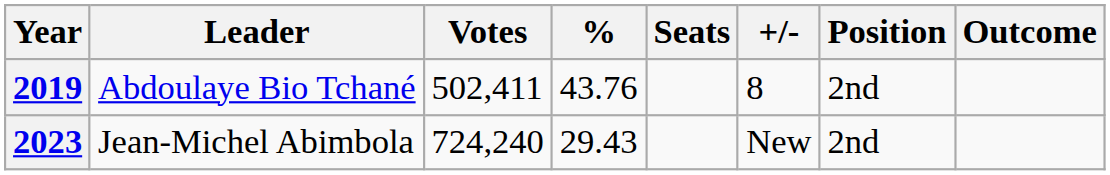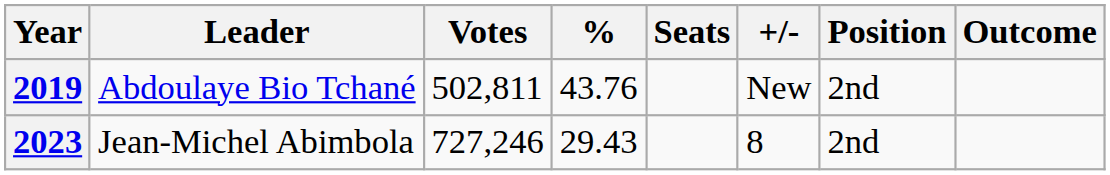(487, 86) 502,411 -> (487, 86) 502,811
(755, 86) 8 -> (779, 86) New
(488, 141) 724,240 -> (488, 141) 727,246
(779, 141) New -> (755, 141) 8
